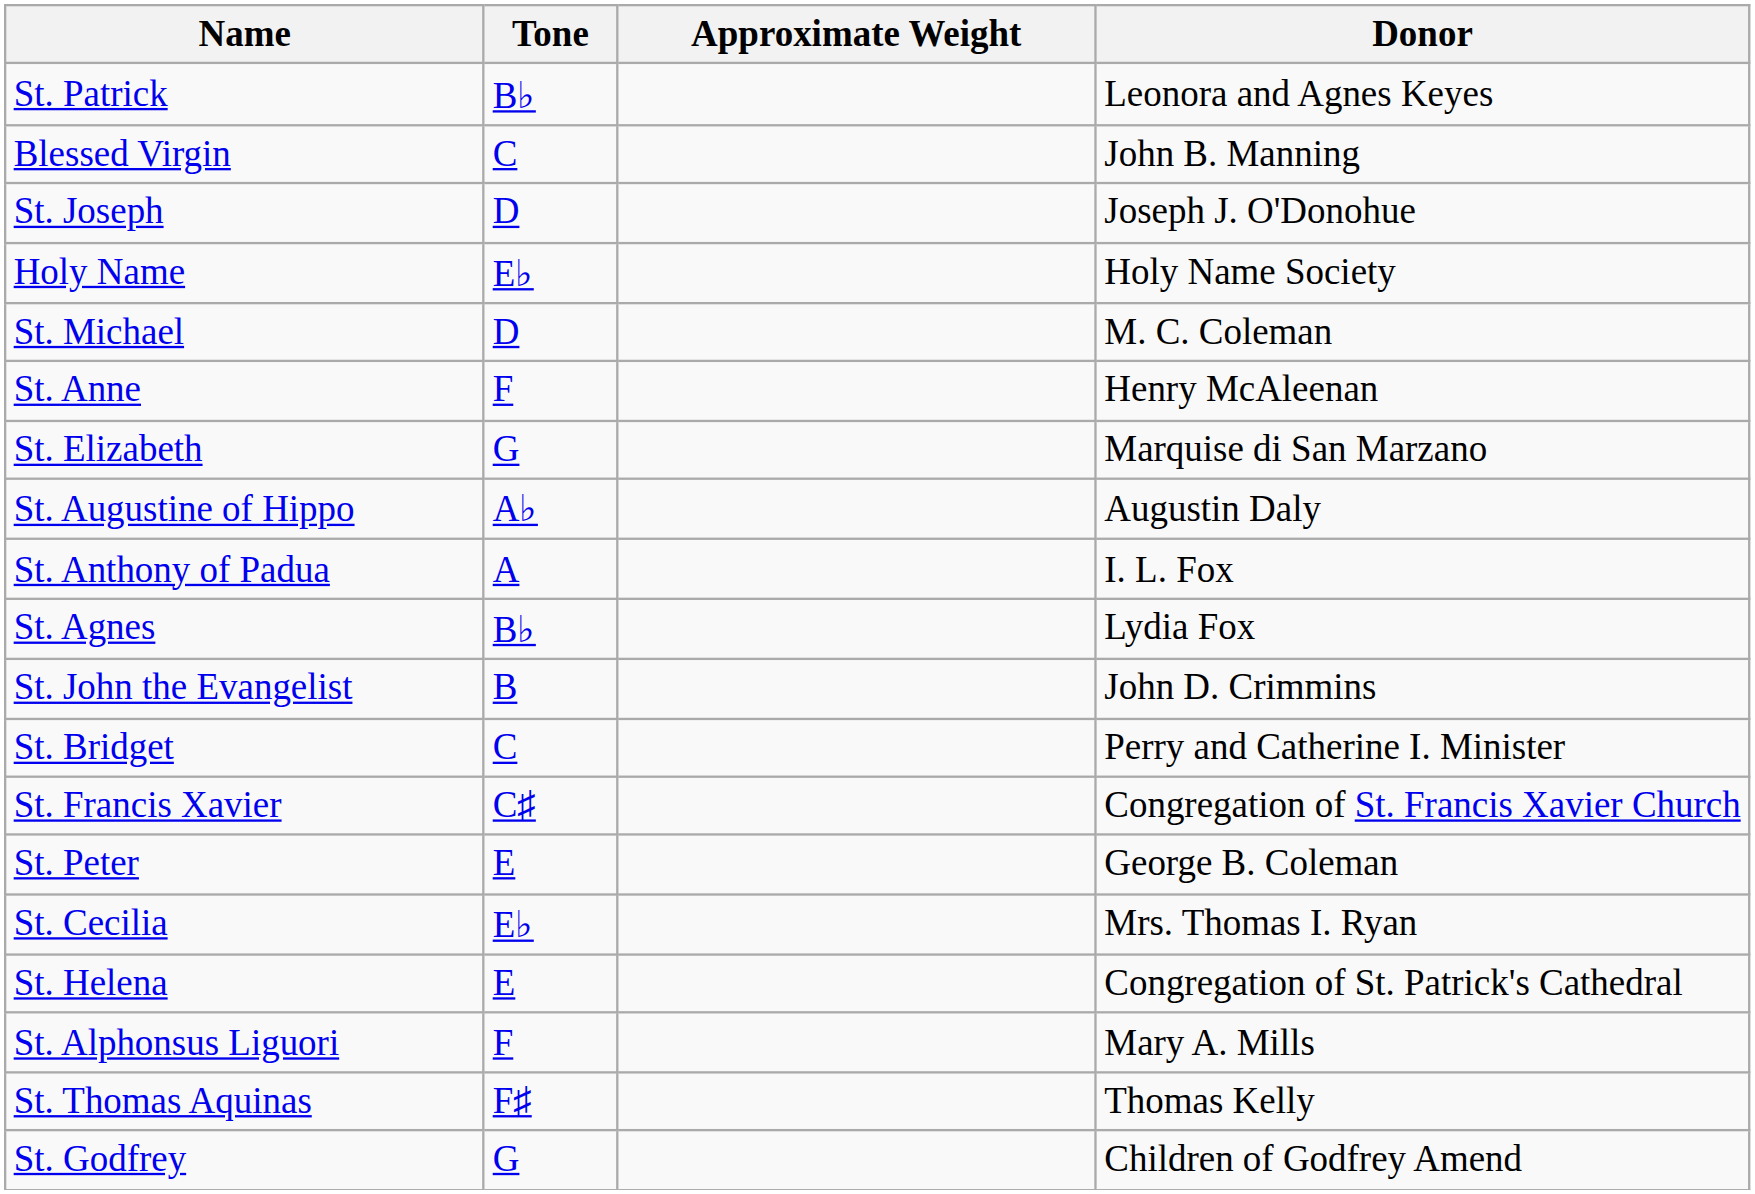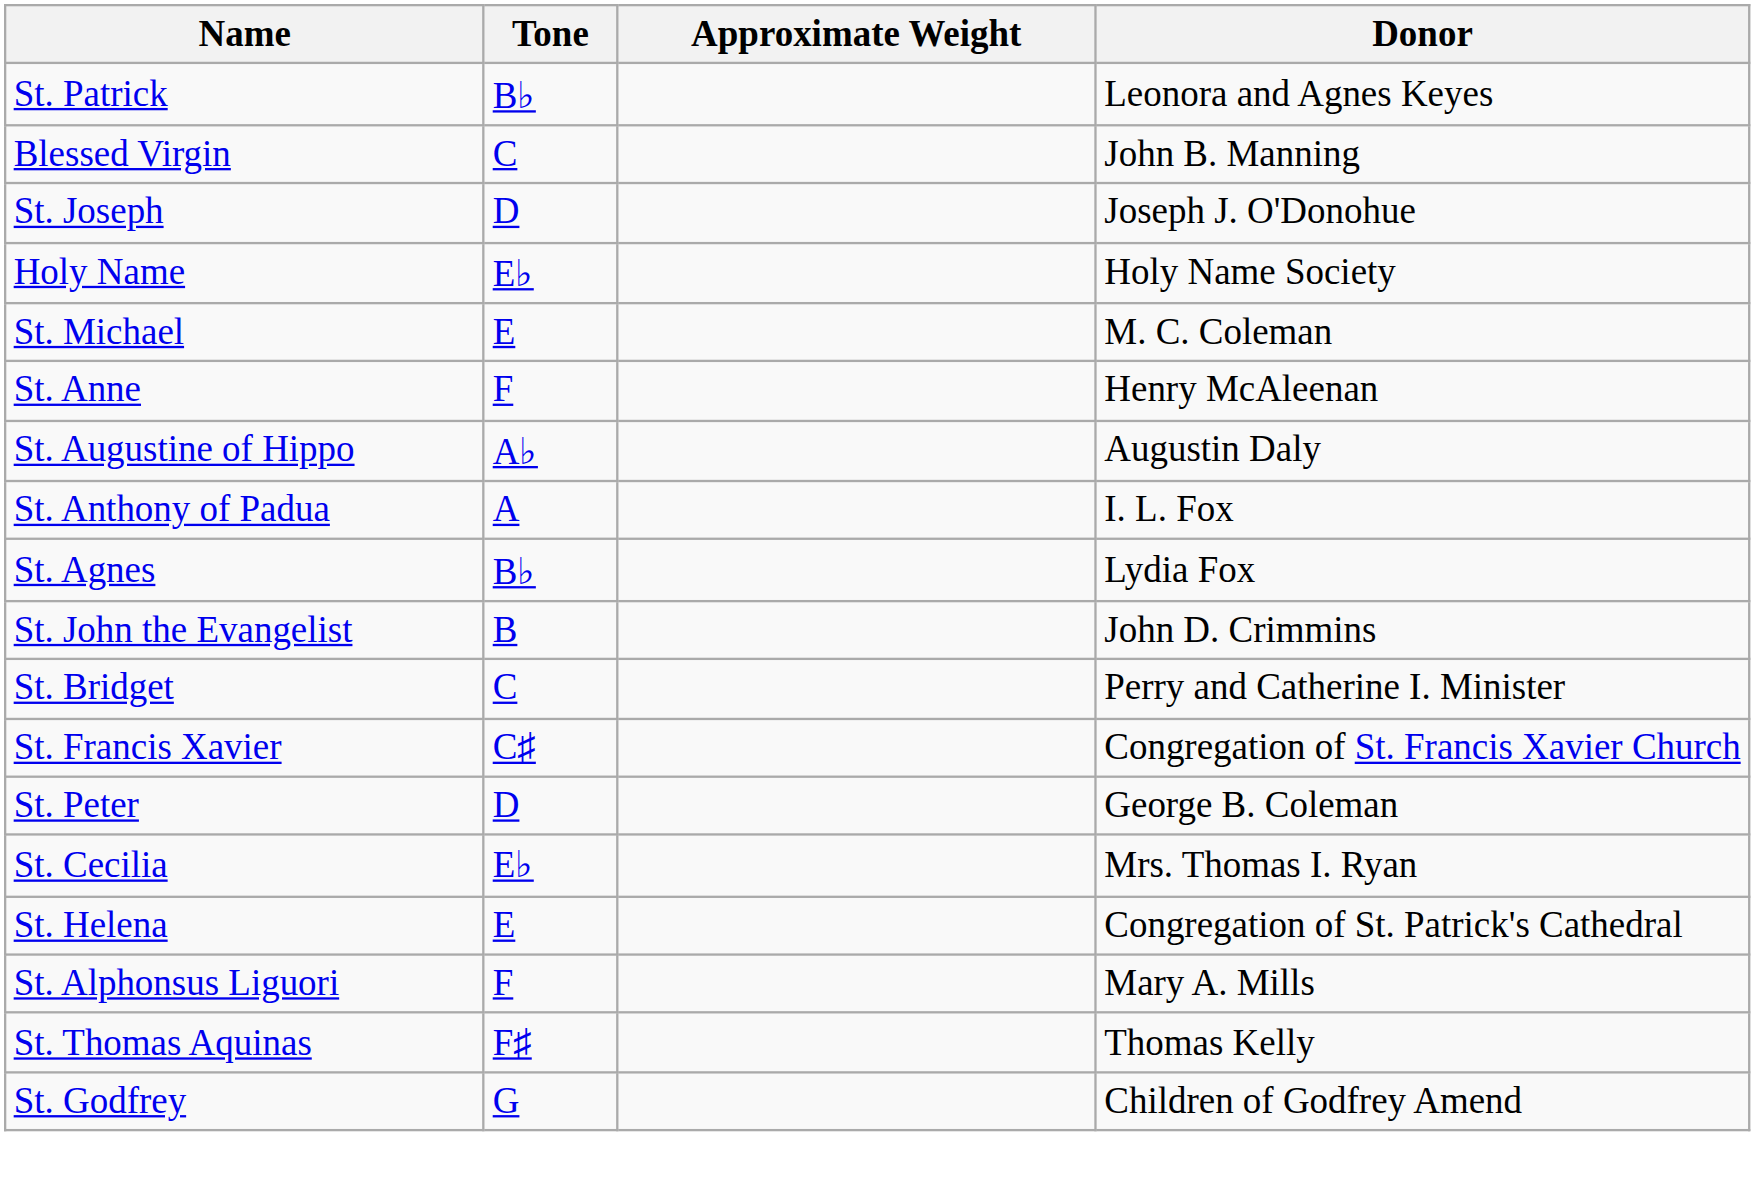(506, 331) D -> (504, 331) E
- row: (108, 448)
(504, 863) E -> (506, 805) D
